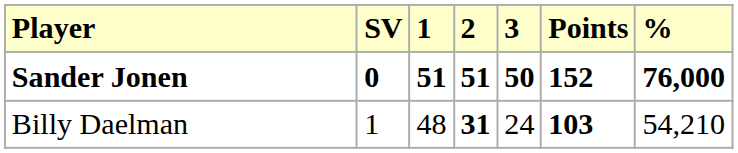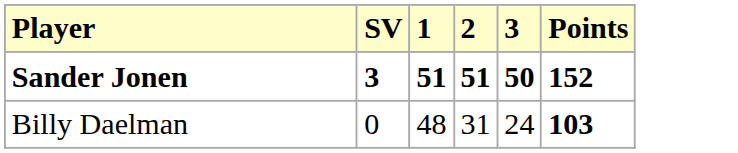- column: (657, 28)
(372, 76) 0 -> (372, 76) 3
(372, 123) 1 -> (372, 123) 0
(475, 123) bold -> (475, 123) normal
